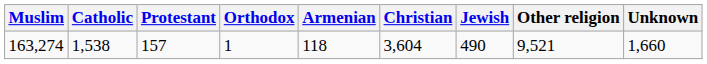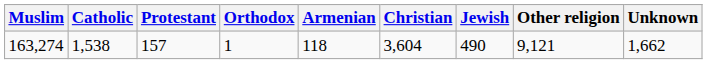(536, 44) 9,521 -> (536, 44) 9,121
(646, 44) 1,660 -> (646, 44) 1,662
